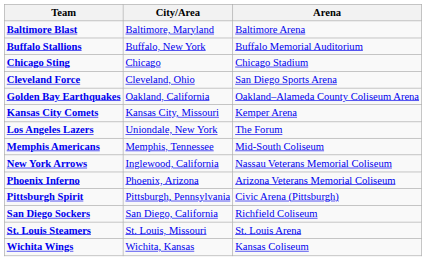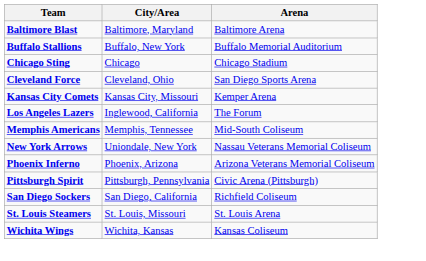- row: (64, 96)
(172, 130) Uniondale, New York -> (151, 113) Inglewood, California
(172, 163) Inglewood, California -> (151, 146) Uniondale, New York
